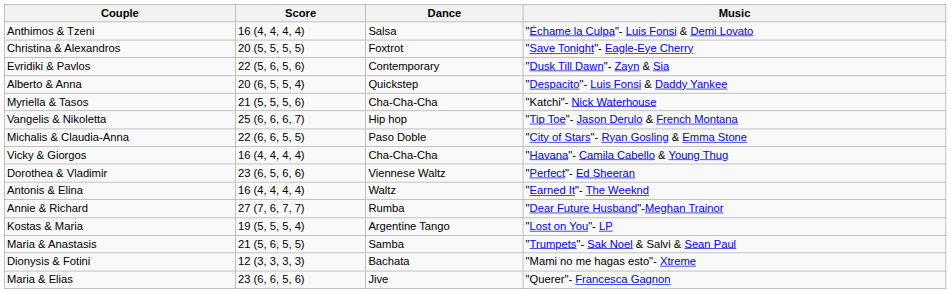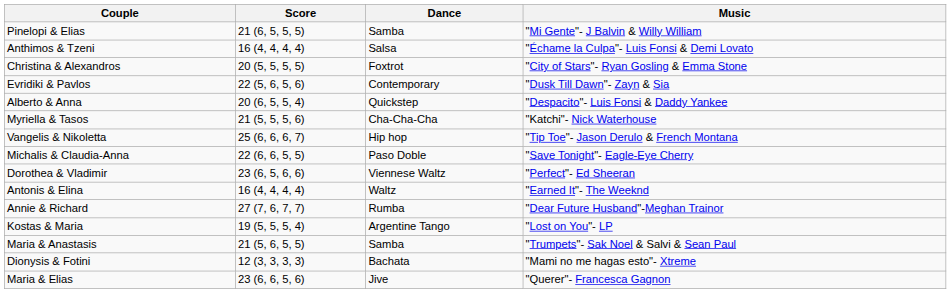+ row: (46, 31)
(609, 48) "Save Tonight"- Eagle-Eye Cherry -> (636, 66) "City of Stars"- Ryan Gosling & Emma Stone
(636, 137) "City of Stars"- Ryan Gosling & Emma Stone -> (609, 155) "Save Tonight"- Eagle-Eye Cherry
- row: (47, 155)
